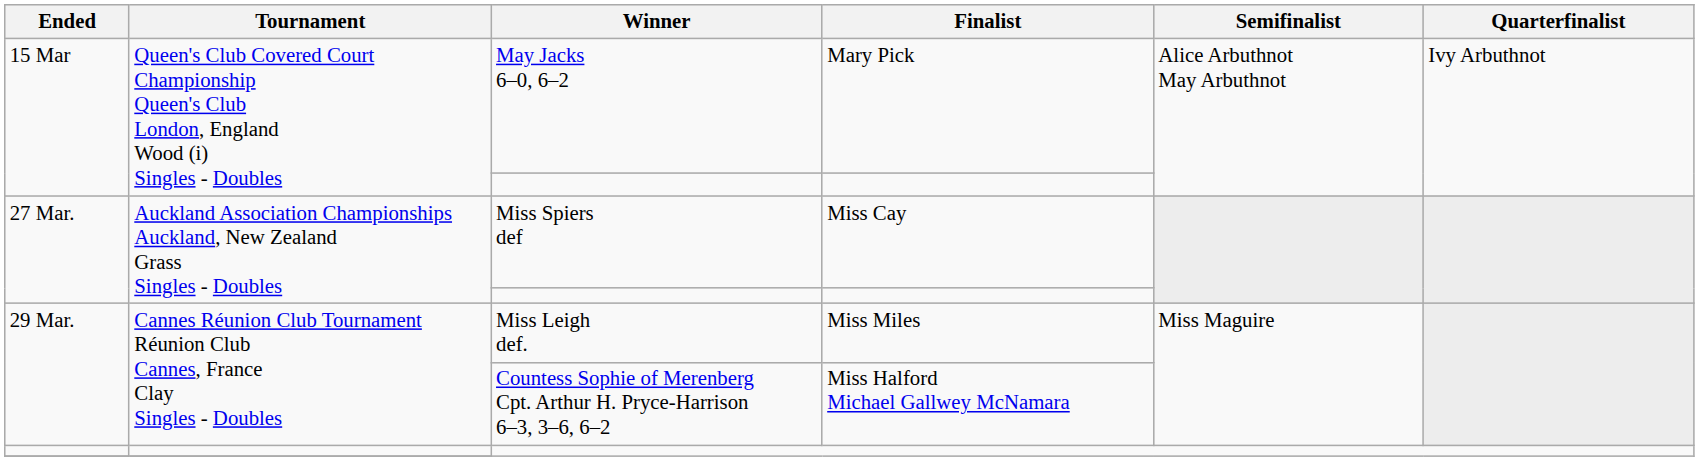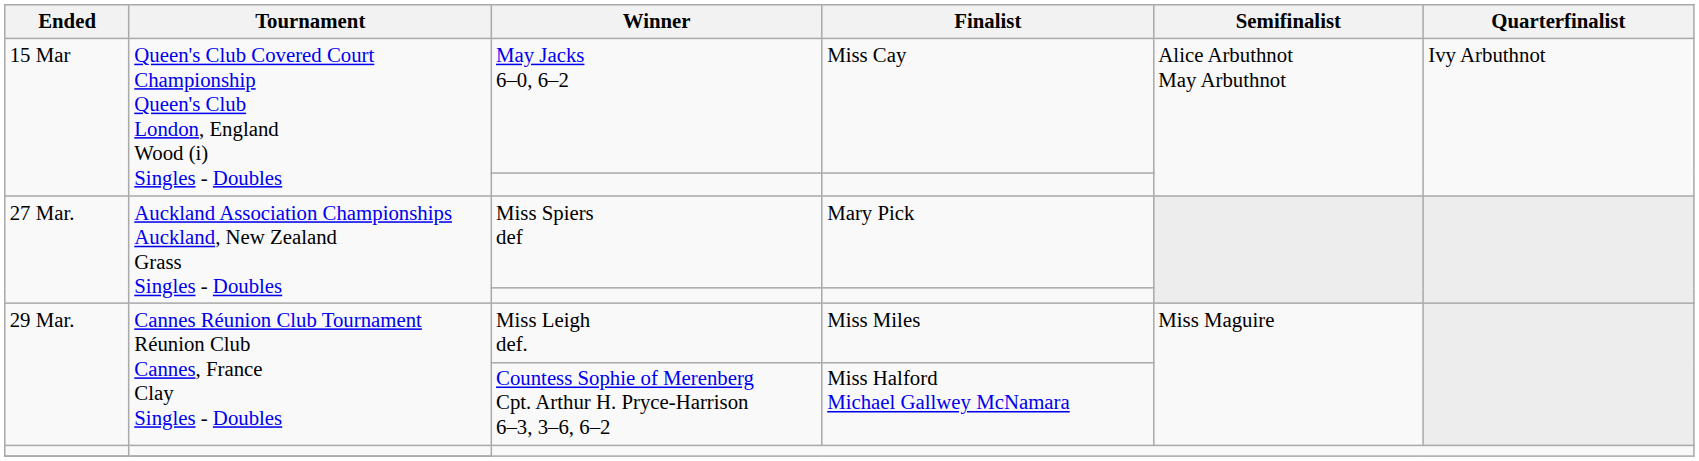(871, 55) Mary Pick -> (867, 55) Miss Cay
(867, 212) Miss Cay -> (871, 212) Mary Pick
